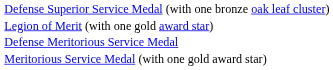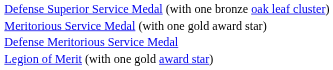rows swapped: (109, 25) <-> (136, 59)
